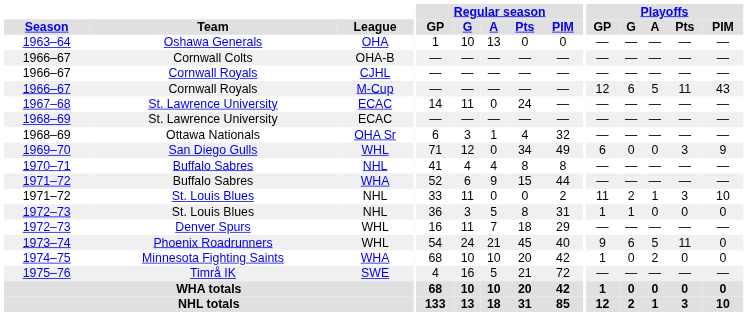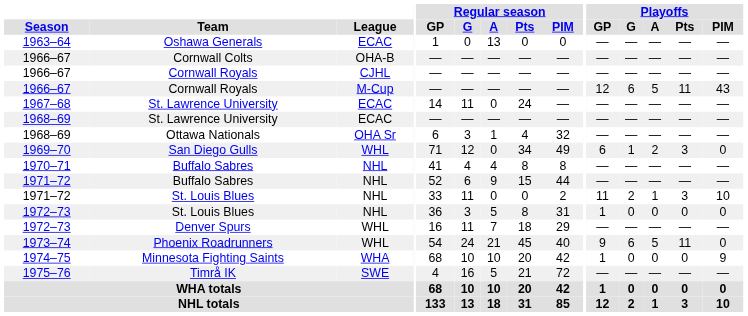(375, 42) OHA -> (375, 42) ECAC
(468, 42) 10 -> (468, 42) 0
(631, 150) 0 -> (631, 150) 1
(655, 150) 0 -> (655, 150) 2
(723, 150) 9 -> (723, 150) 0
(375, 181) WHA -> (375, 181) NHL
(631, 212) 1 -> (631, 212) 0
(655, 258) 2 -> (655, 258) 0
(723, 258) 0 -> (723, 258) 9
